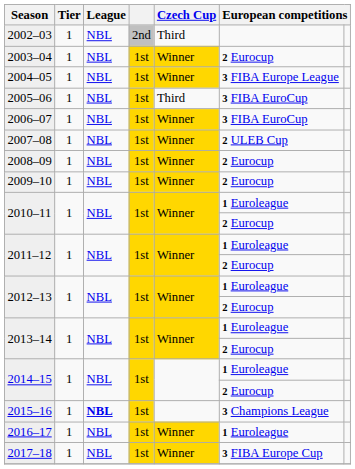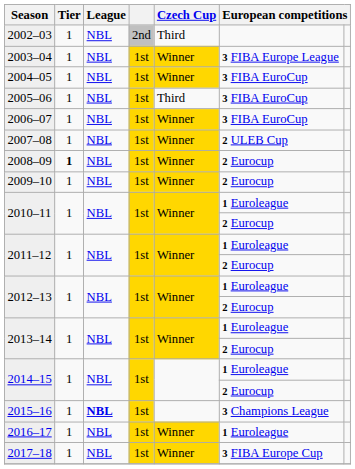(248, 56) 2 Eurocup -> (281, 56) 3 FIBA Europe League
(281, 77) 3 FIBA Europe League -> (265, 77) 3 FIBA EuroCup
(69, 160) normal -> (69, 160) bold
